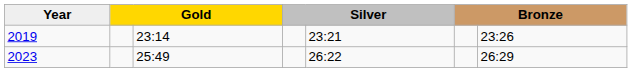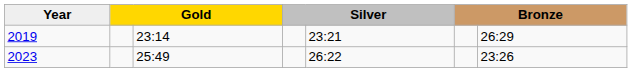(497, 36) 23:26 -> (497, 36) 26:29
(497, 57) 26:29 -> (497, 57) 23:26
